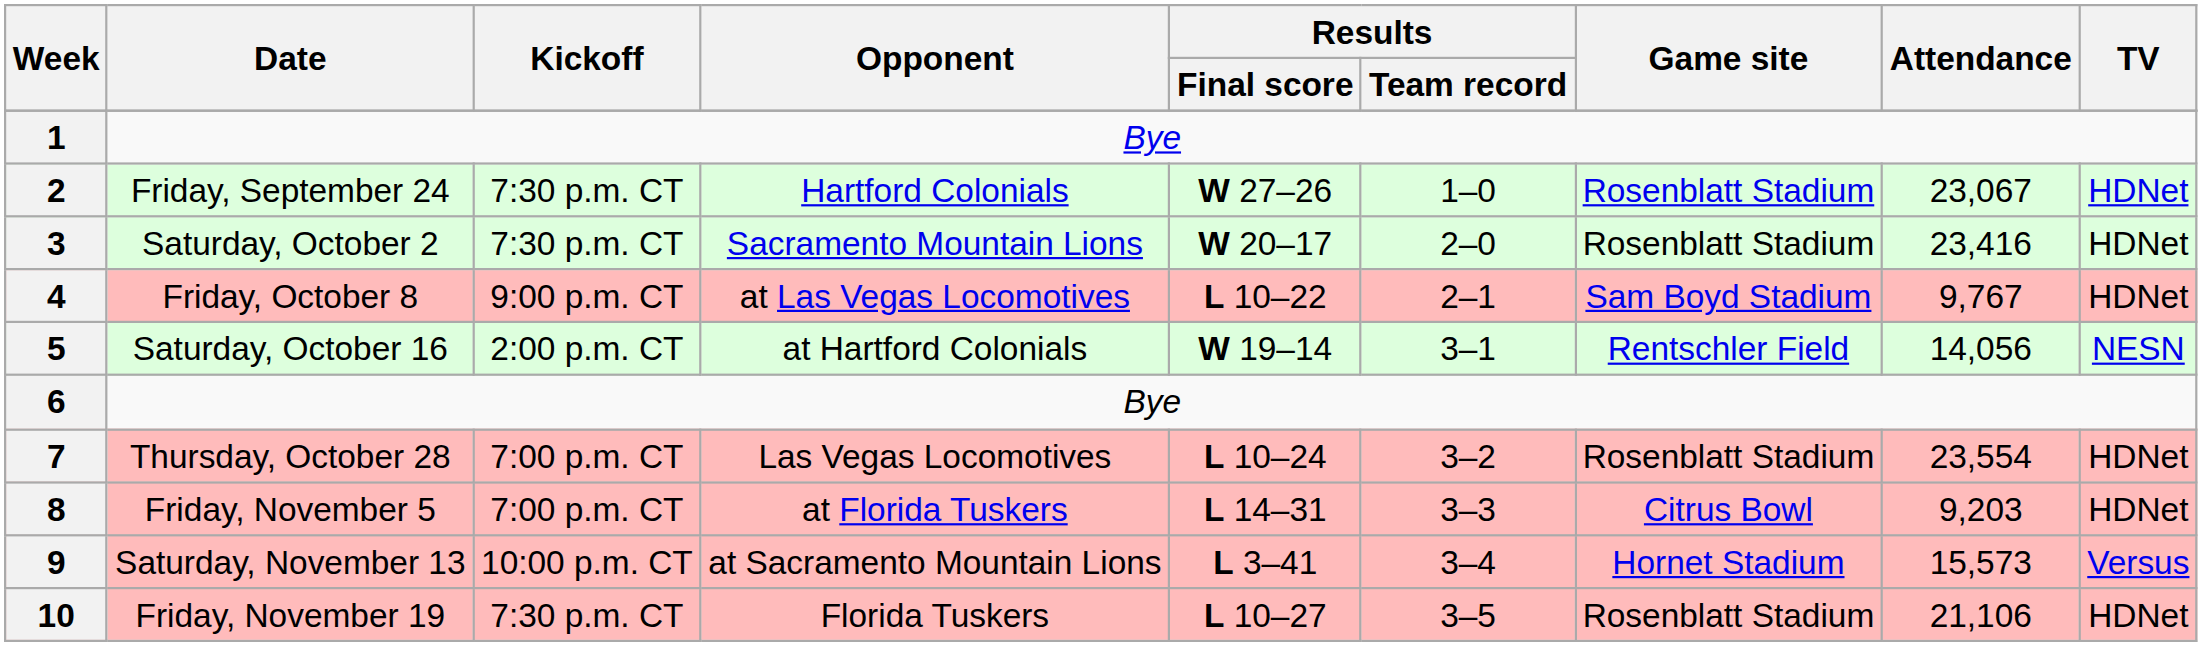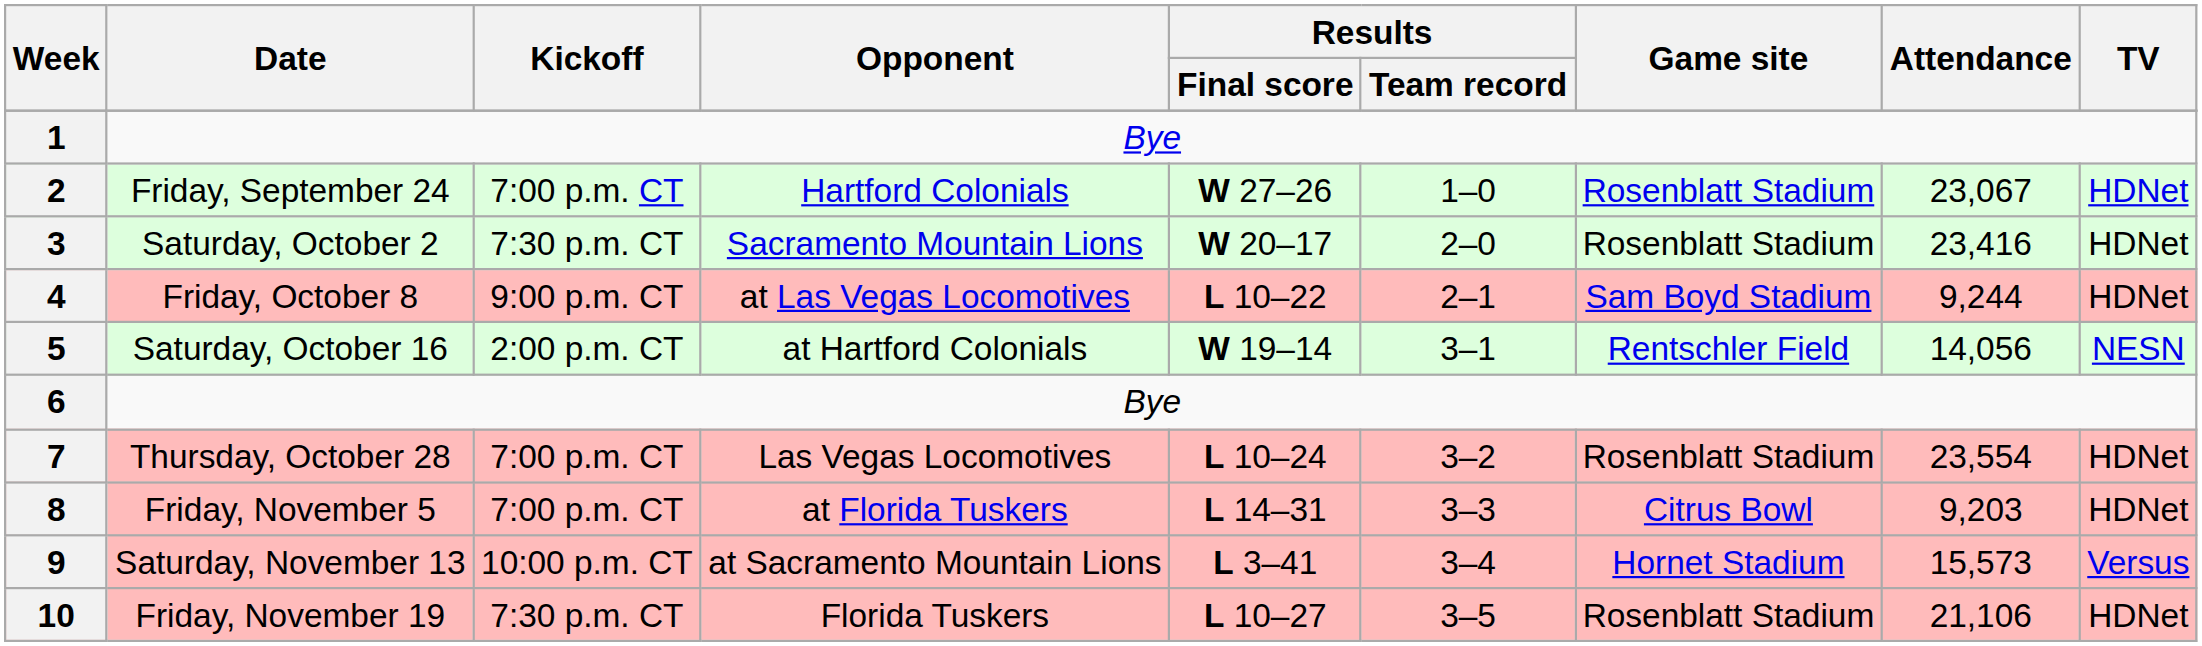(587, 191) 7:30 p.m. CT -> (587, 191) 7:00 p.m. CT
(1981, 296) 9,767 -> (1981, 296) 9,244
